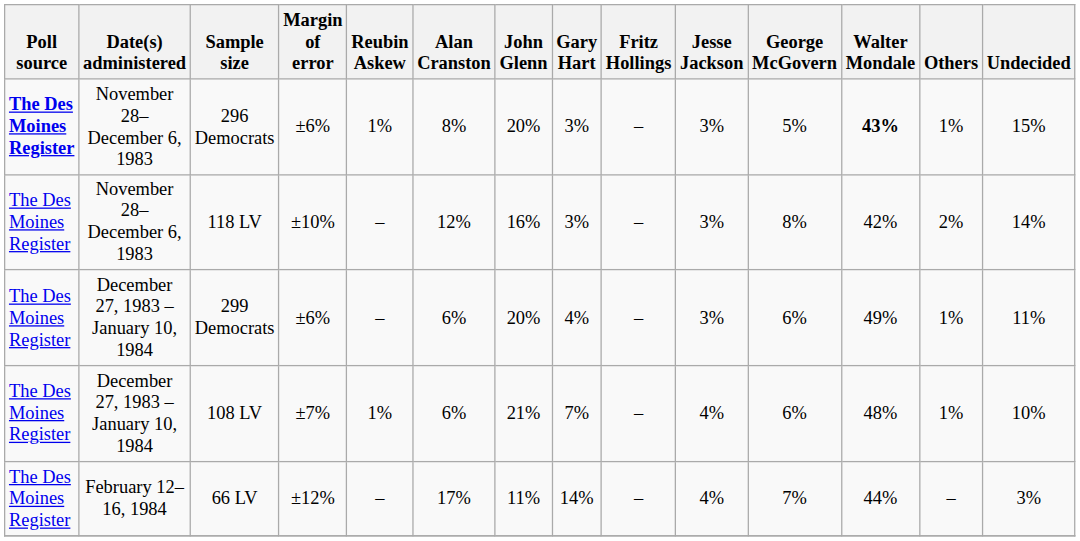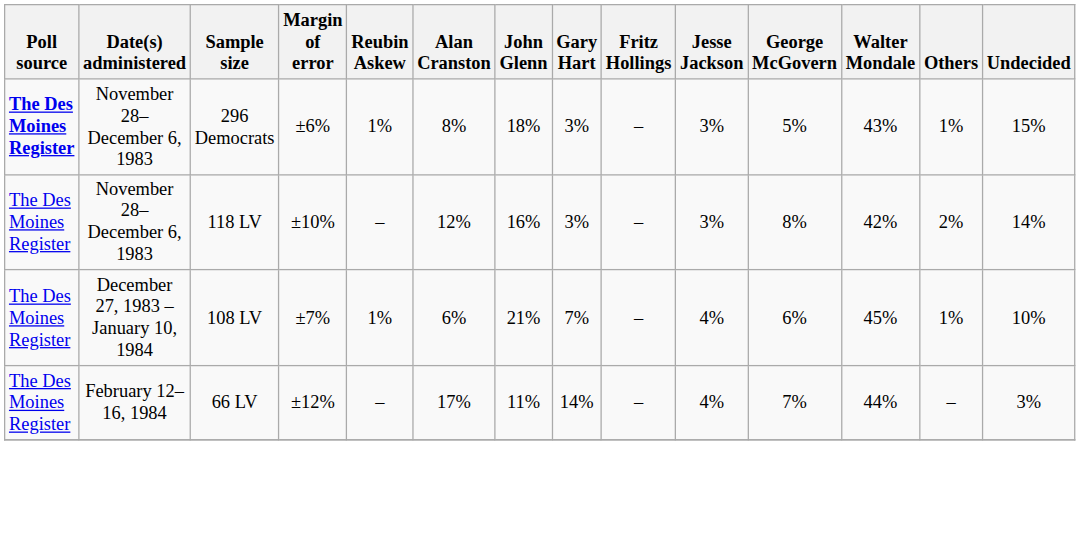(524, 126) 20% -> (524, 126) 18%
(880, 126) bold -> (880, 126) normal
- row: (235, 318)
(880, 413) 48% -> (880, 318) 45%
